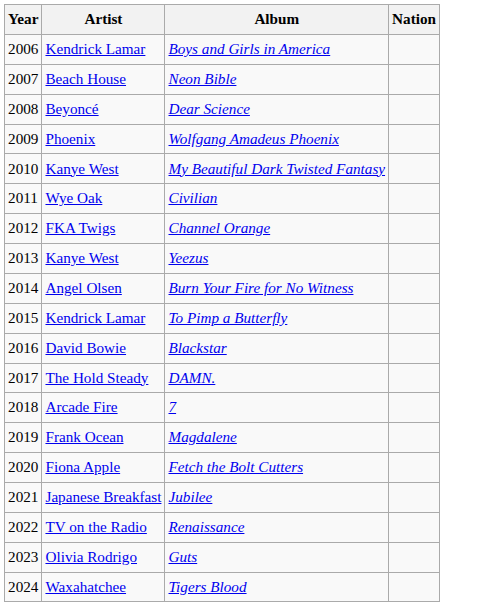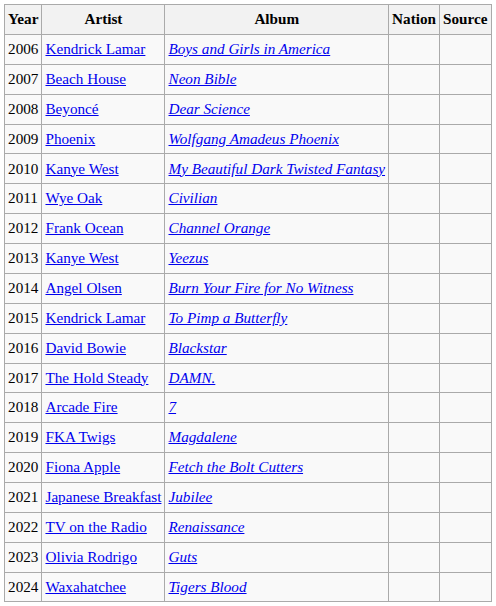+ column: (465, 19)
(80, 228) FKA Twigs -> (84, 228) Frank Ocean
(84, 437) Frank Ocean -> (80, 437) FKA Twigs
